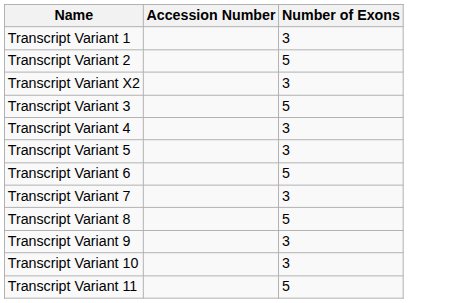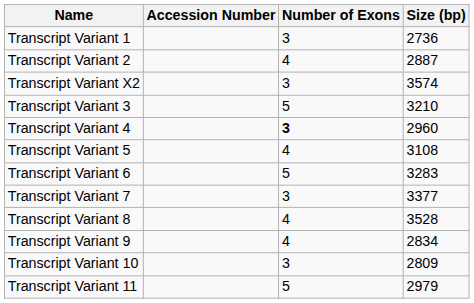+ column: (436, 15)
(286, 60) 5 -> (286, 60) 4
(286, 128) normal -> (286, 128) bold
(286, 151) 3 -> (286, 151) 4
(286, 219) 5 -> (286, 219) 4
(286, 241) 3 -> (286, 241) 4
